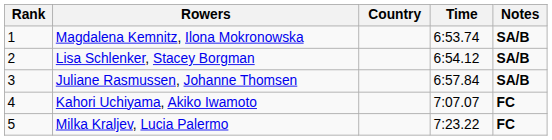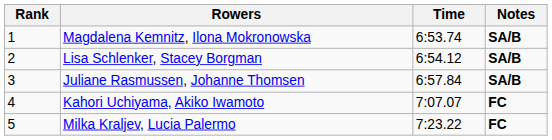- column: (395, 15)
